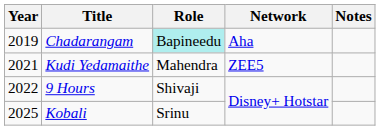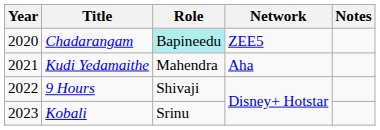(23, 40) 2019 -> (23, 40) 2020
(241, 40) Aha -> (246, 40) ZEE5
(246, 64) ZEE5 -> (241, 64) Aha
(23, 112) 2025 -> (23, 112) 2023
